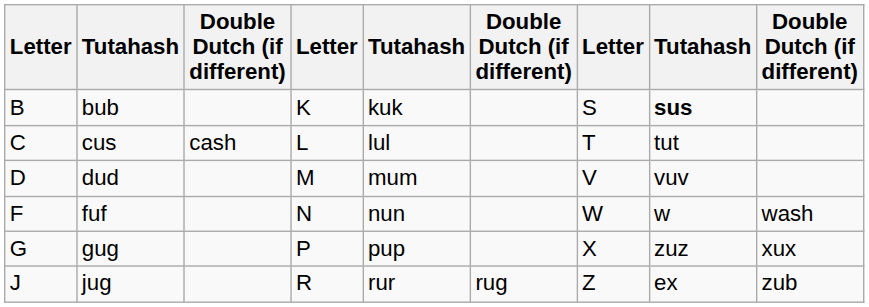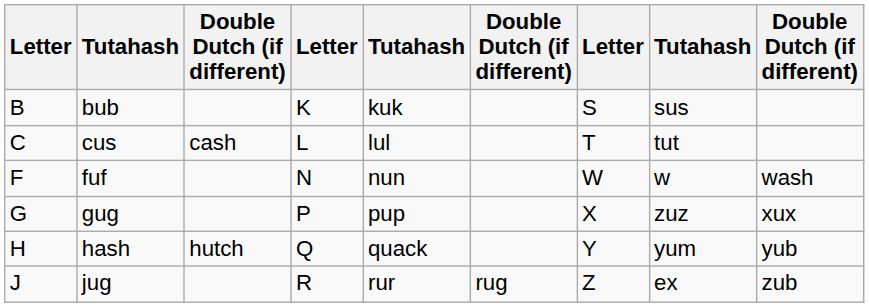(673, 107) bold -> (671, 107) normal
- row: (100, 177)
+ row: (106, 248)
